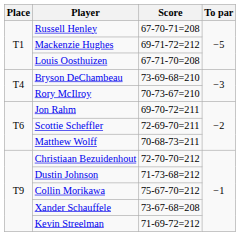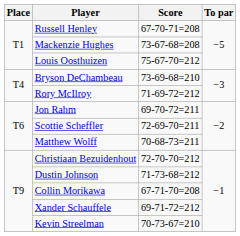(170, 45) 69-71-72=212 -> (170, 45) 73-67-68=208
(170, 61) 67-71-70=208 -> (170, 61) 75-67-70=212
(170, 93) 70-73-67=210 -> (170, 93) 71-69-72=212
(170, 191) 75-67-70=212 -> (170, 191) 67-71-70=208
(170, 207) 73-67-68=208 -> (170, 207) 69-71-72=212
(170, 223) 71-69-72=212 -> (170, 223) 70-73-67=210
